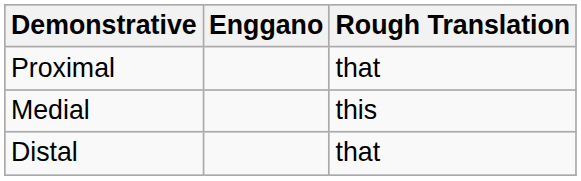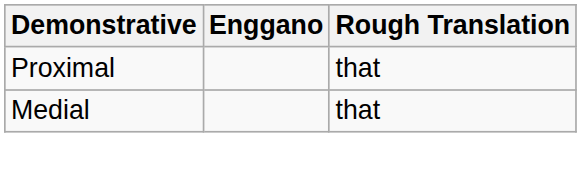(356, 110) this -> (358, 110) that
- row: (44, 152)
